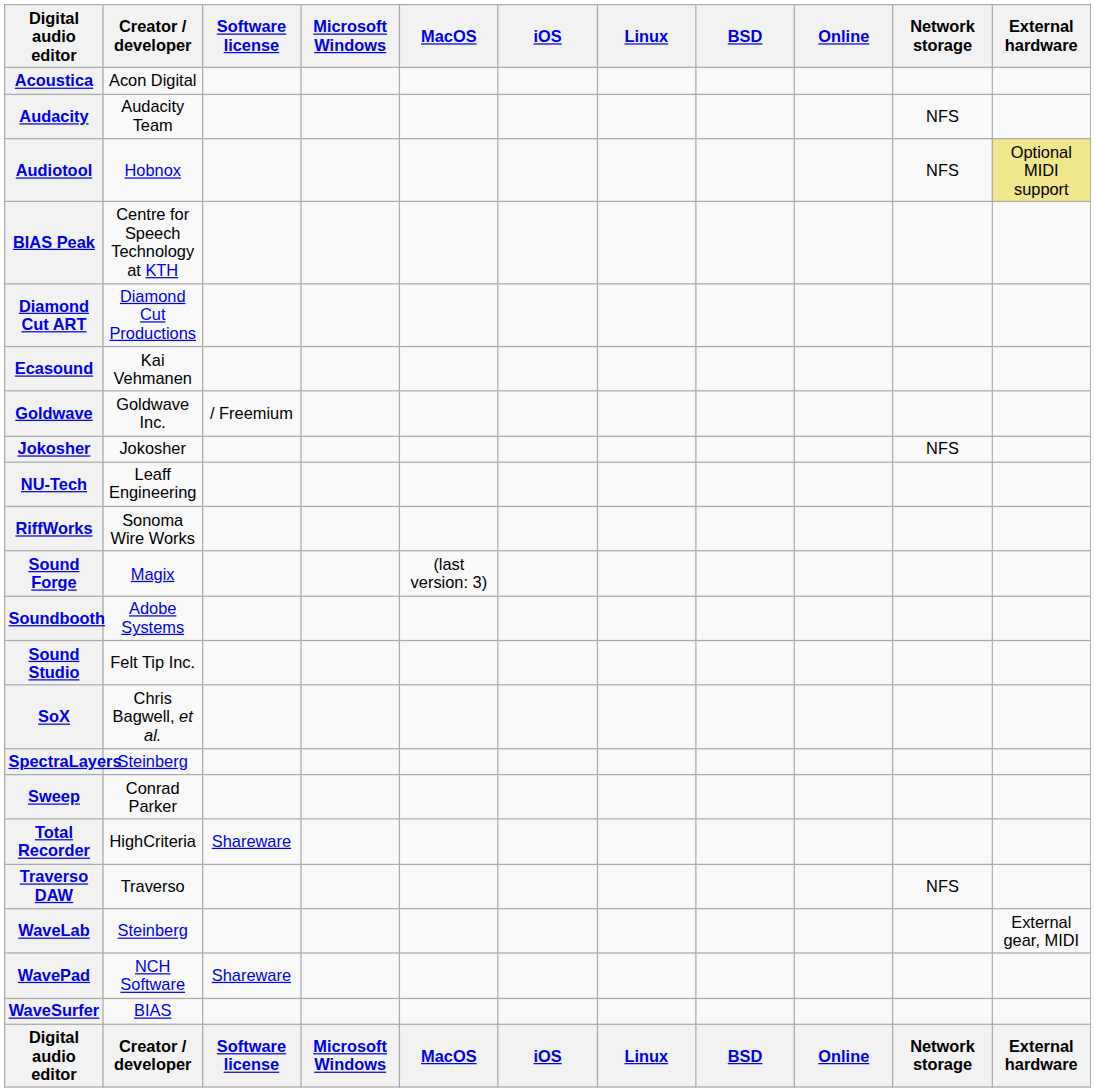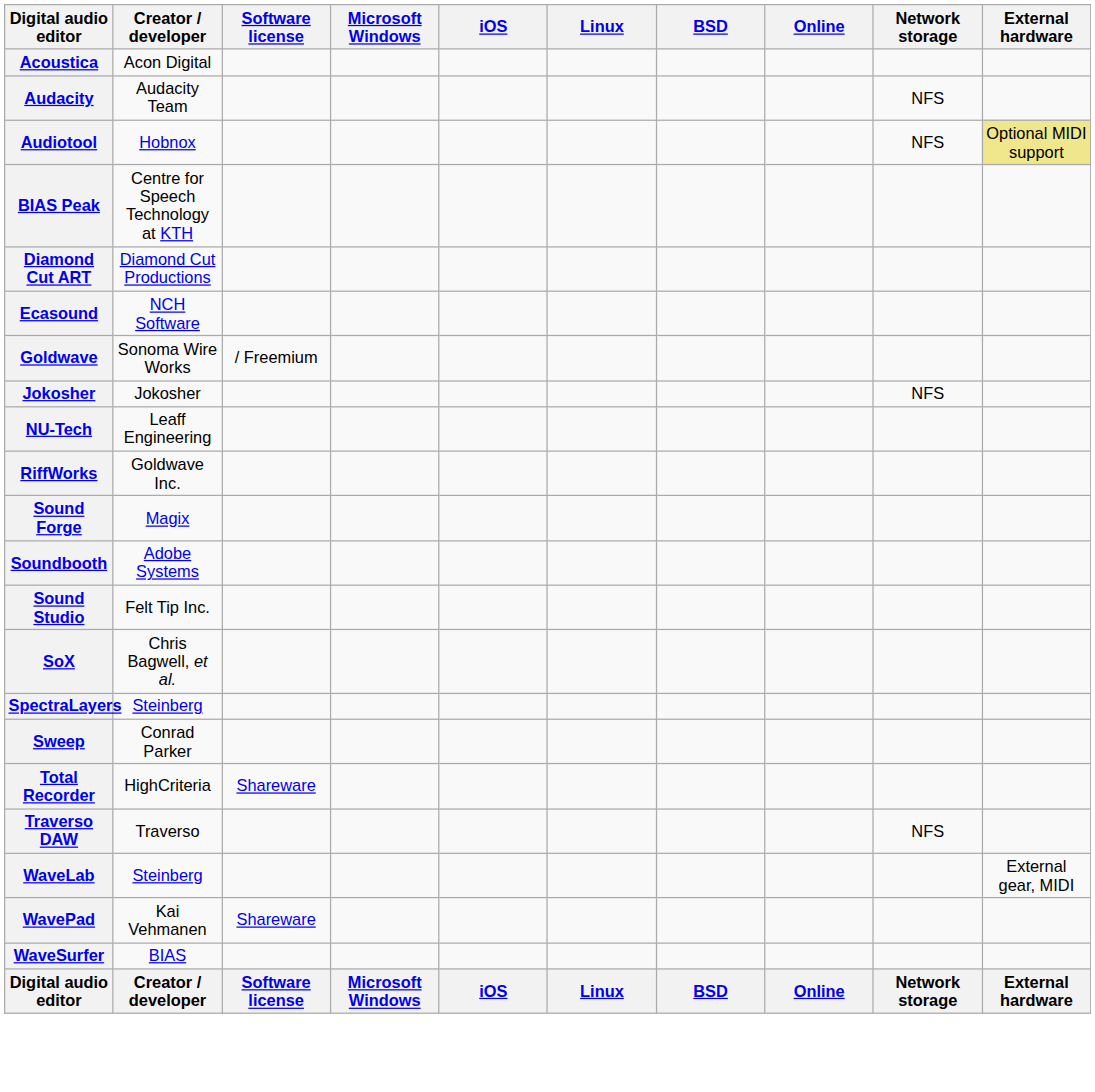- column: (449, 37)
(153, 369) Kai Vehmanen -> (168, 314) NCH Software
(153, 414) Goldwave Inc. -> (168, 358) Sonoma Wire Works
(153, 529) Sonoma Wire Works -> (168, 474) Goldwave Inc.
(153, 976) NCH Software -> (168, 921) Kai Vehmanen
